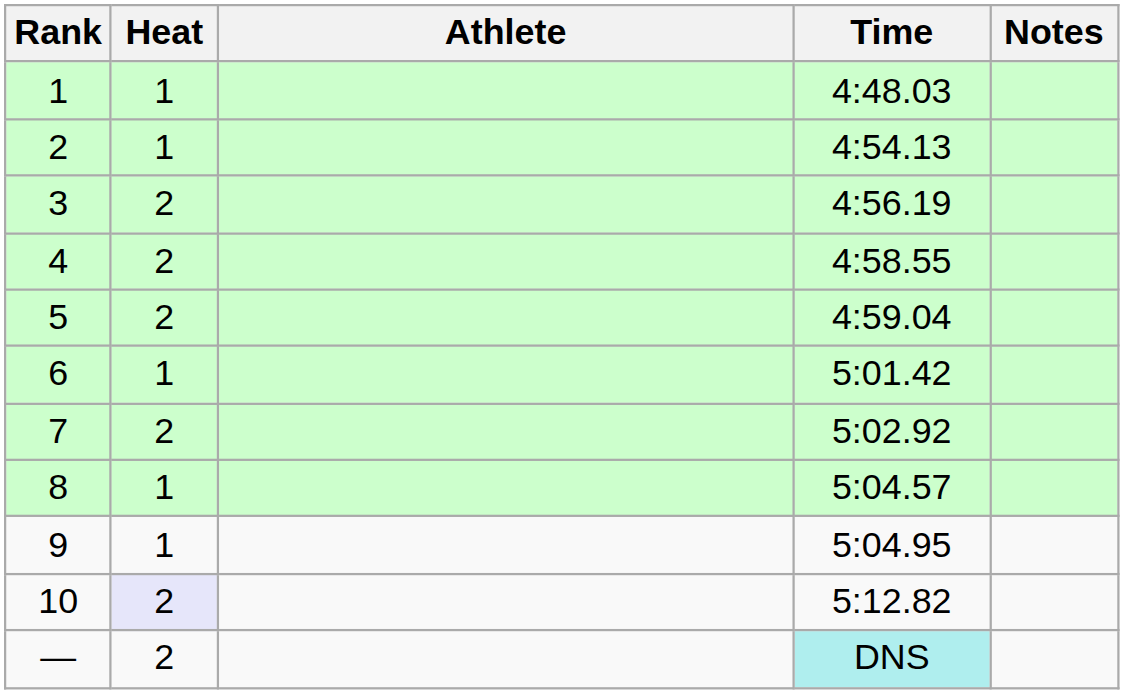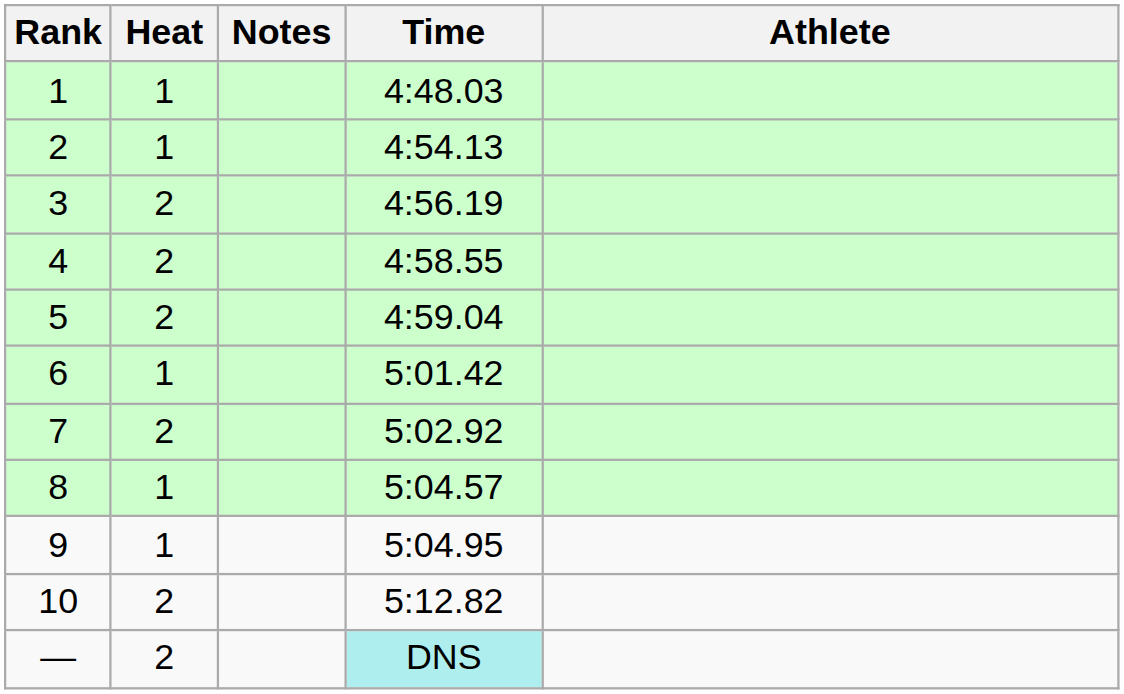columns swapped: (506, 32) <-> (1054, 32)
(164, 601) lavender background -> (164, 601) no background
